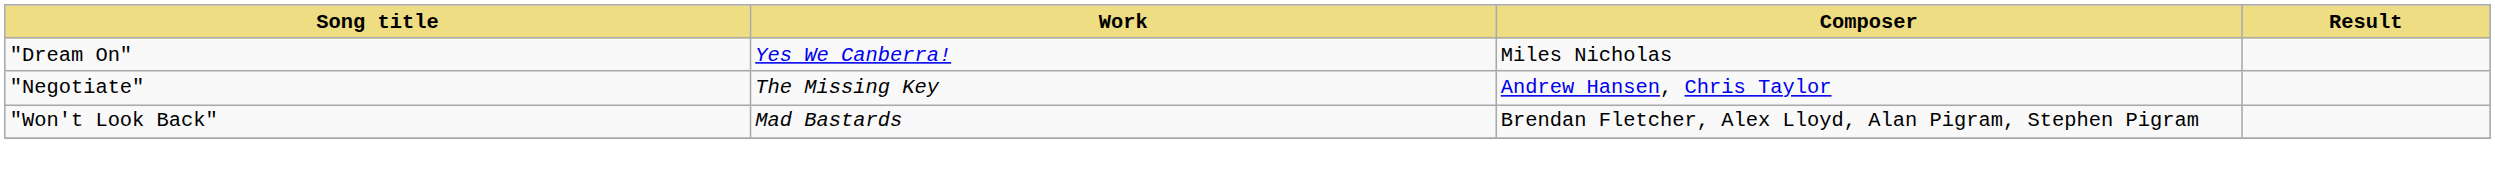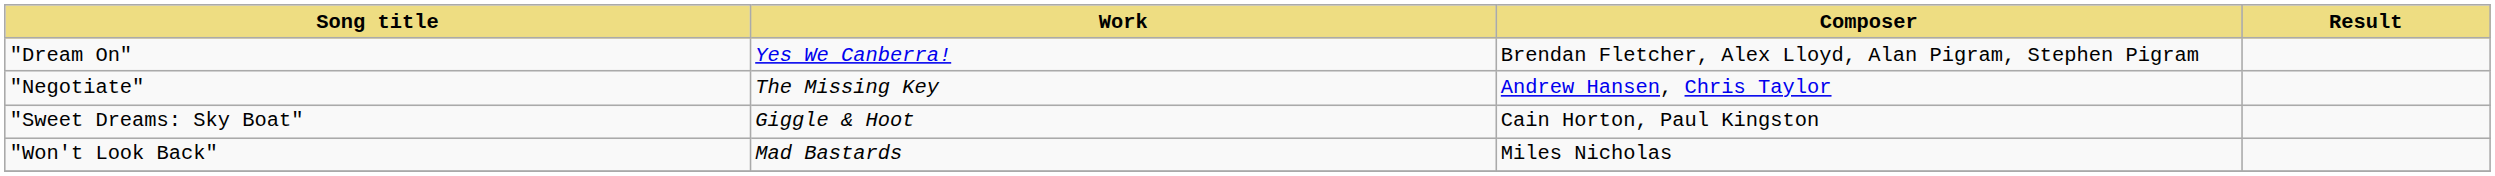(1587, 55) Miles Nicholas -> (1850, 55) Brendan Fletcher, Alex Lloyd, Alan Pigram, Stephen Pigram
+ row: (157, 121)
(1850, 121) Brendan Fletcher, Alex Lloyd, Alan Pigram, Stephen Pigram -> (1587, 154) Miles Nicholas
